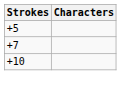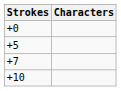+ row: (13, 29)
